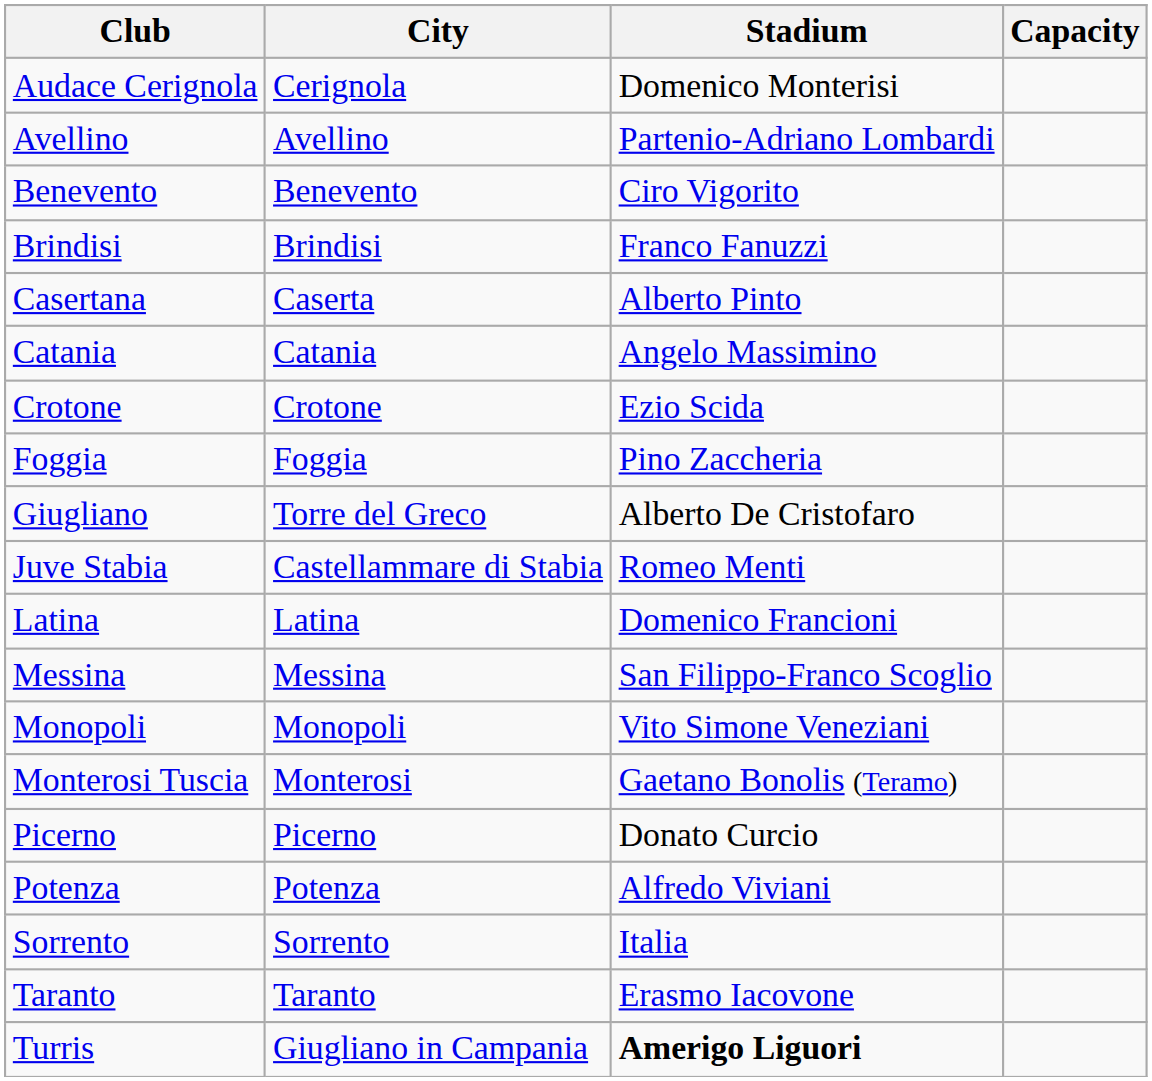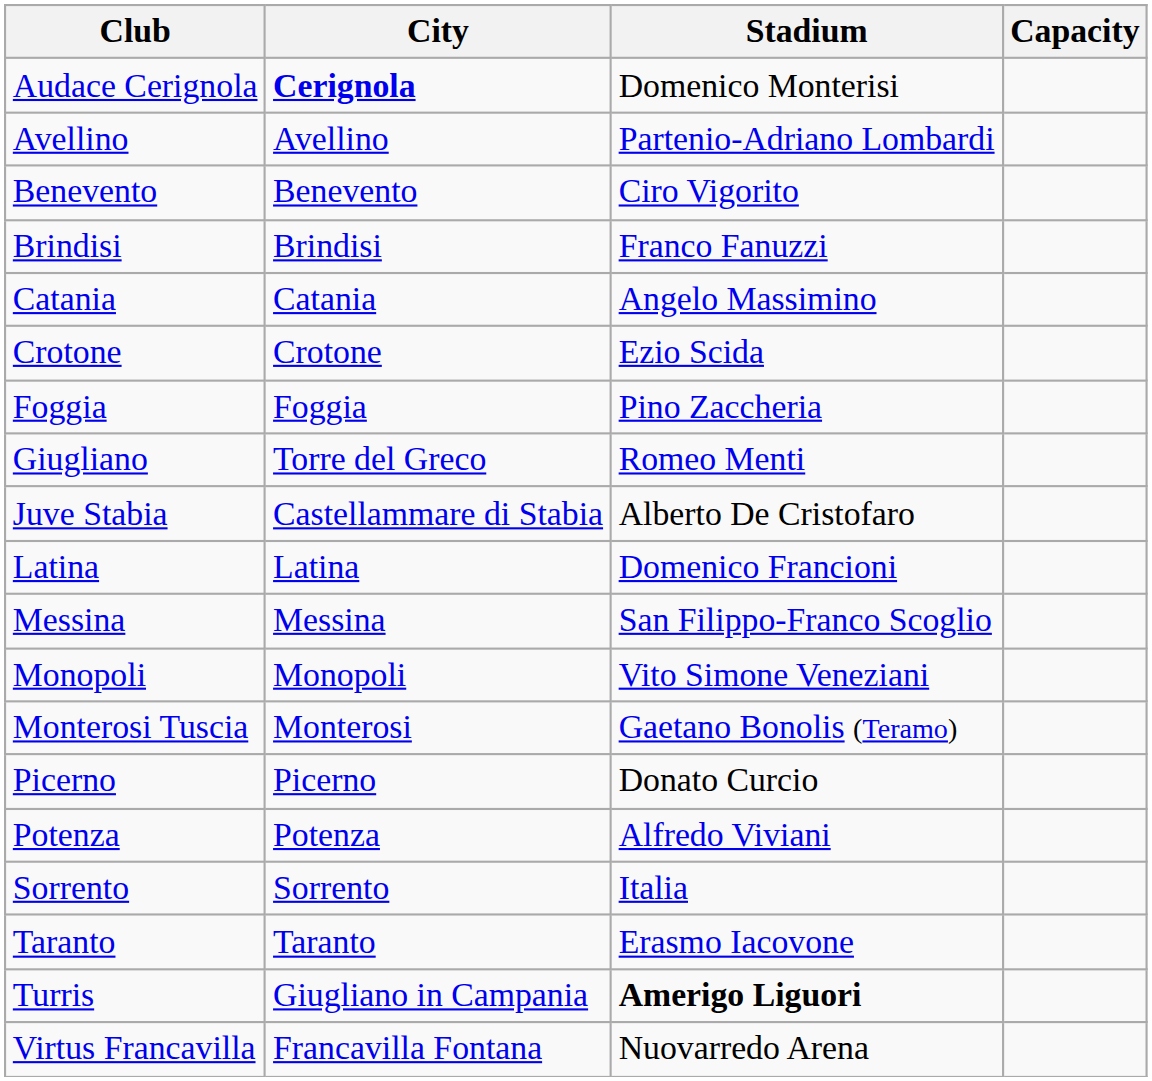(340, 84) normal -> (344, 84) bold
- row: (79, 298)
(767, 513) Alberto De Cristofaro -> (712, 459) Romeo Menti
(712, 566) Romeo Menti -> (767, 513) Alberto De Cristofaro
+ row: (134, 1048)
